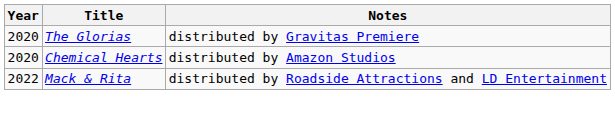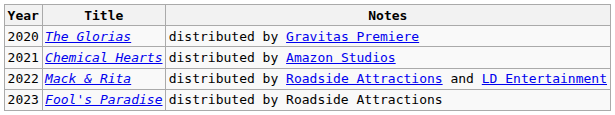(23, 57) 2020 -> (23, 57) 2021
+ row: (104, 100)
